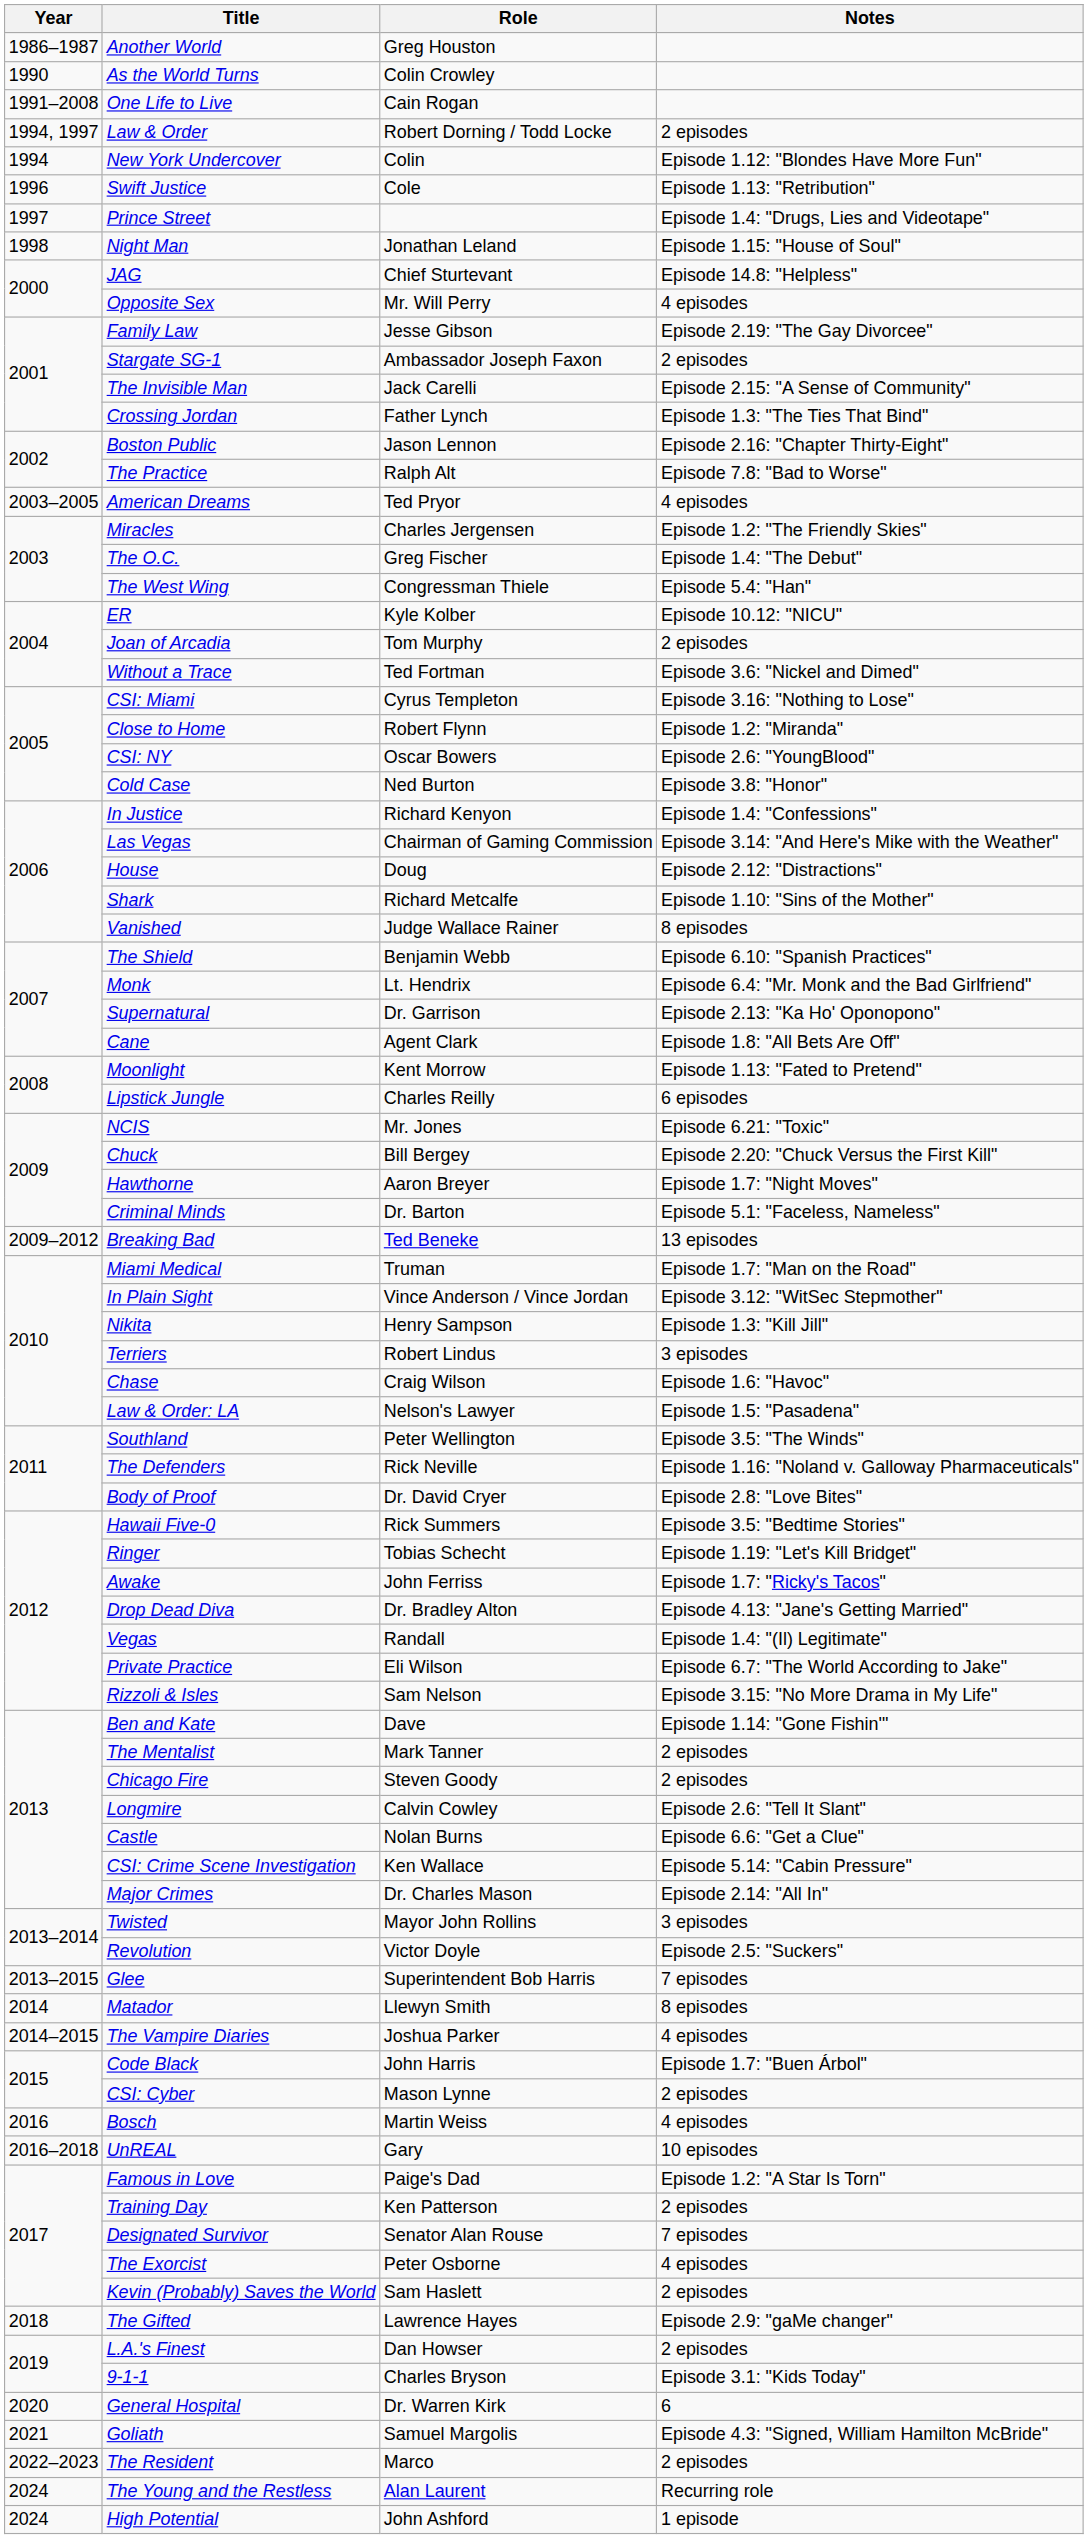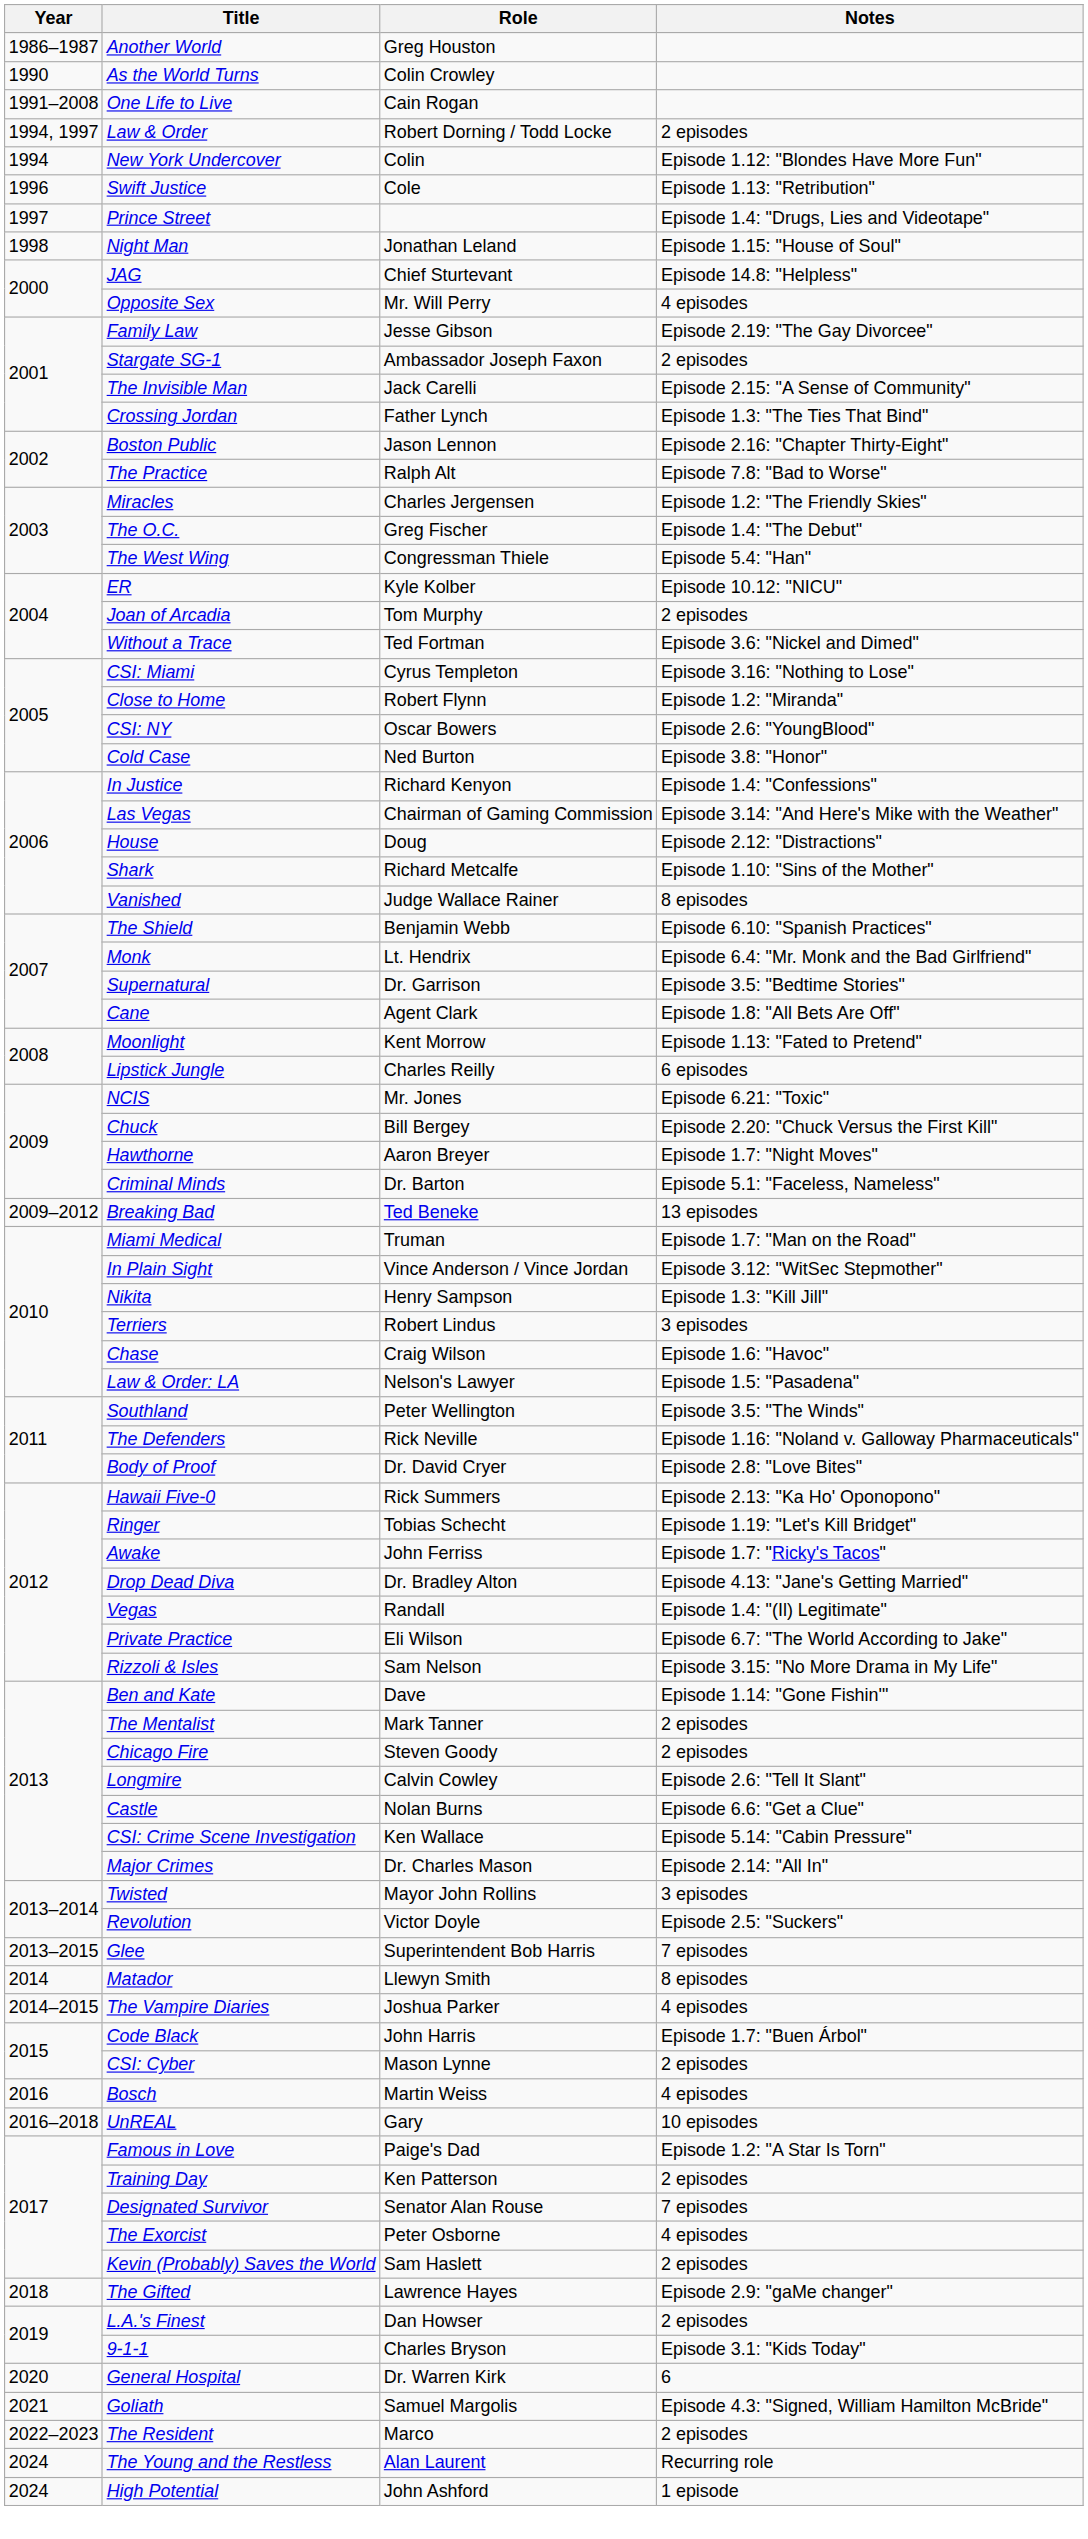- row: (178, 501)
(801, 1013) Episode 2.13: "Ka Ho' Oponopono" -> (783, 984) Episode 3.5: "Bedtime Stories"
(783, 1524) Episode 3.5: "Bedtime Stories" -> (801, 1496) Episode 2.13: "Ka Ho' Oponopono"
